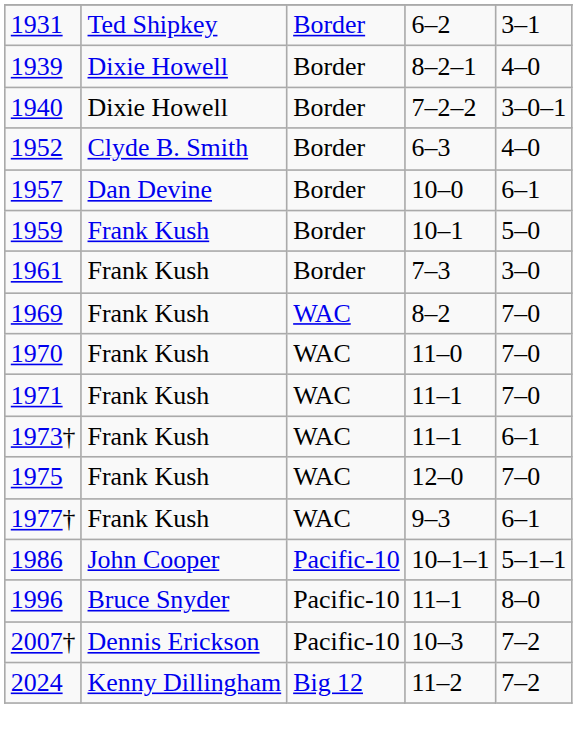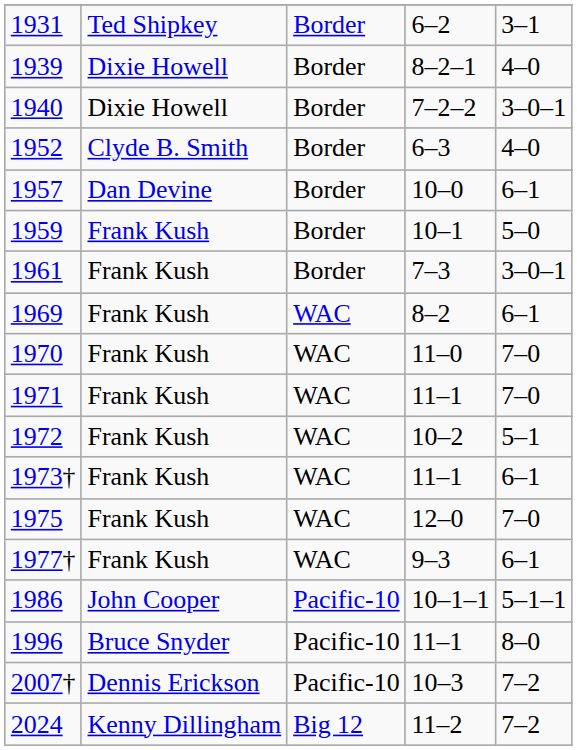(521, 271) 3–0 -> (534, 271) 3–0–1
(521, 312) 7–0 -> (521, 312) 6–1
+ row: (37, 436)
